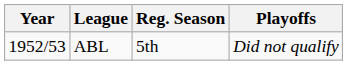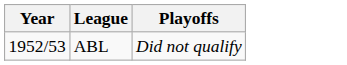- column: (181, 18)
